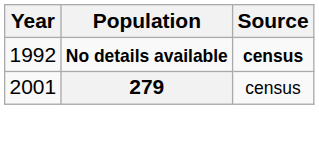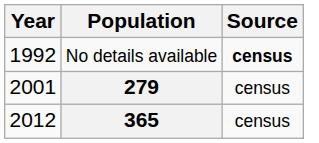(147, 54) bold -> (141, 55) normal
+ row: (33, 120)
